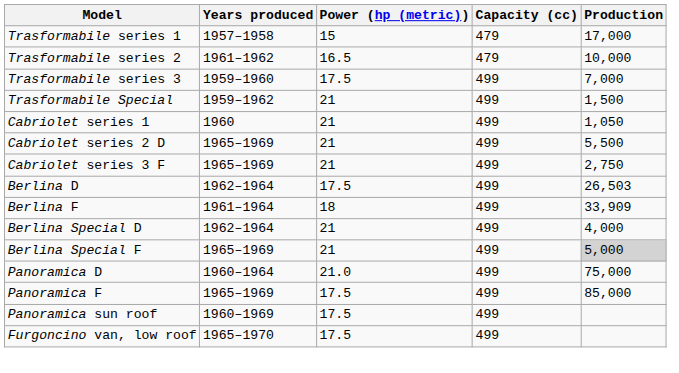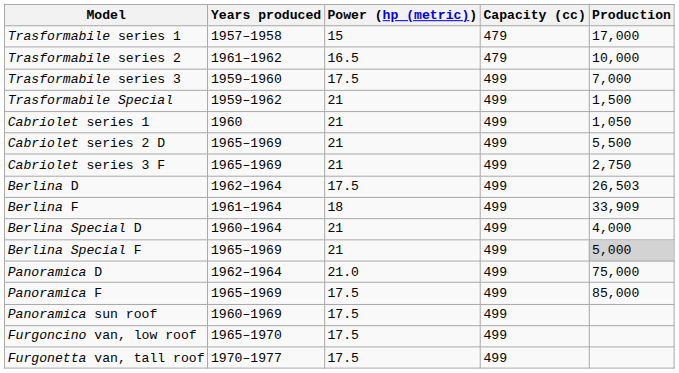(238, 229) 1962–1964 -> (246, 229) 1960–1964
(238, 272) 1960–1964 -> (246, 272) 1962–1964
+ row: (106, 358)
